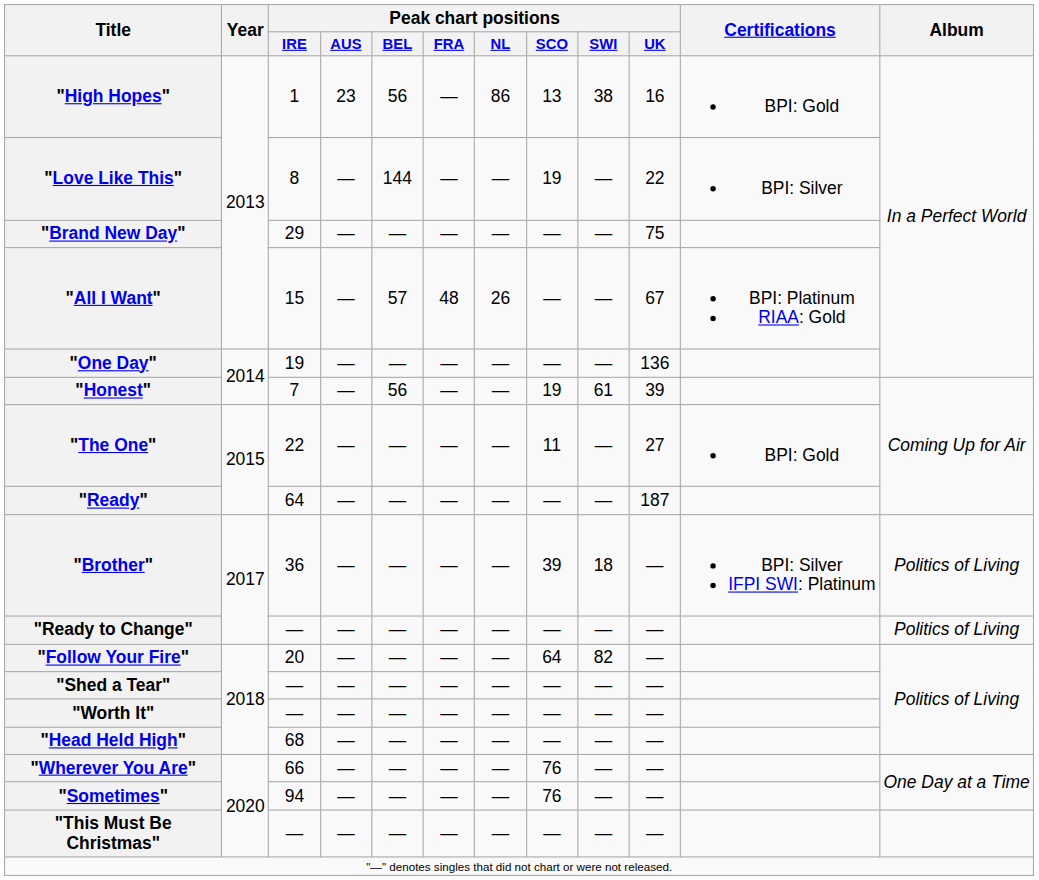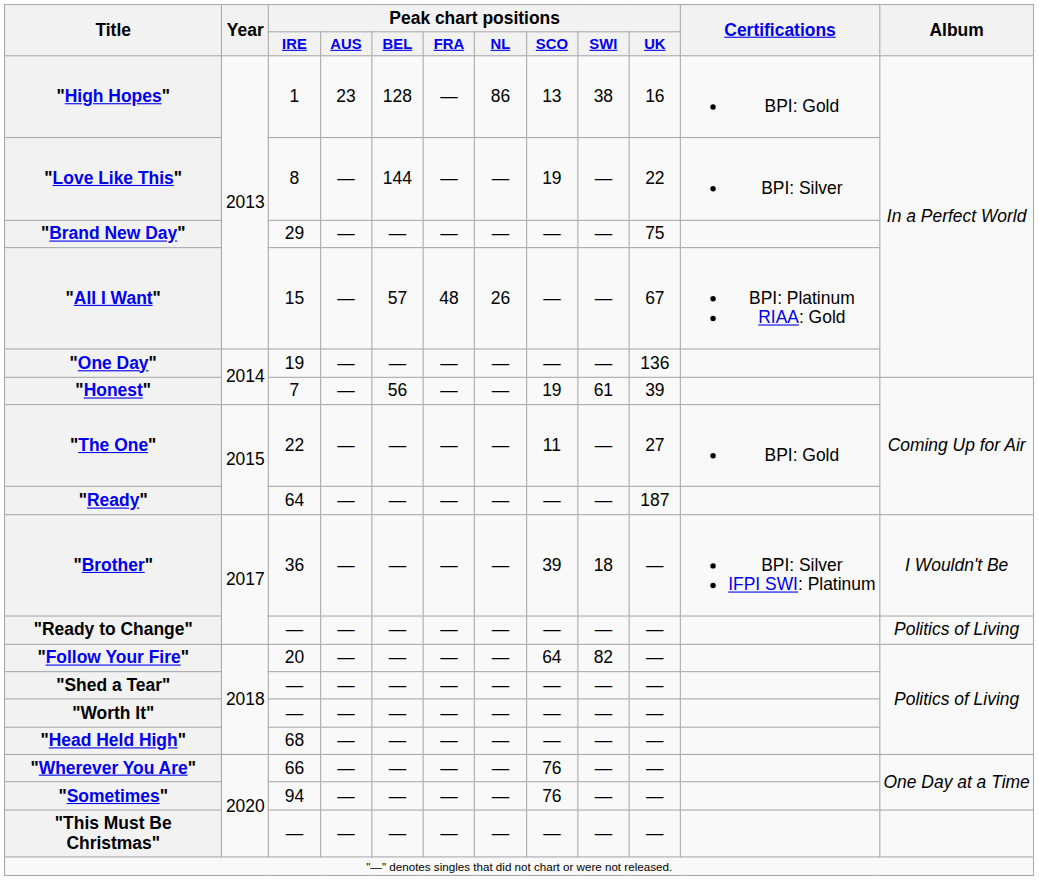(397, 96) 56 -> (397, 96) 128
(957, 565) Politics of Living -> (957, 565) I Wouldn't Be
